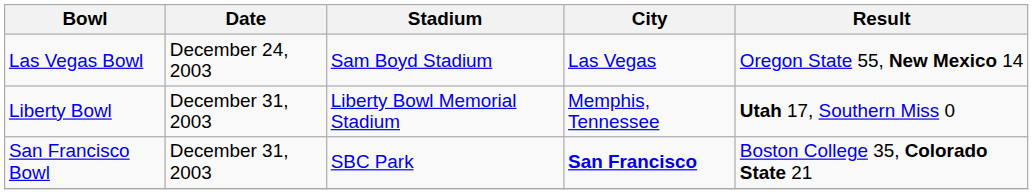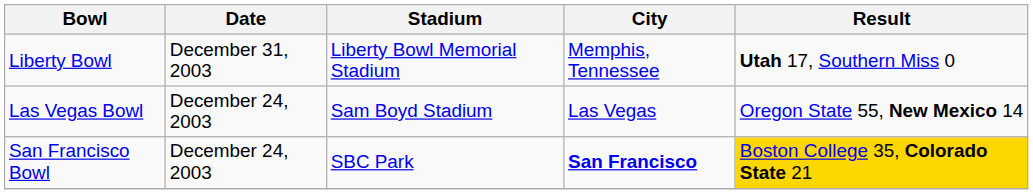rows swapped: (76, 60) <-> (60, 111)
(229, 162) December 31, 2003 -> (229, 162) December 24, 2003
(864, 162) no background -> (864, 162) gold background
